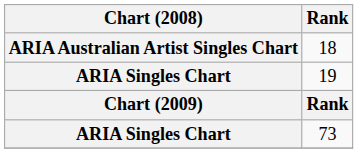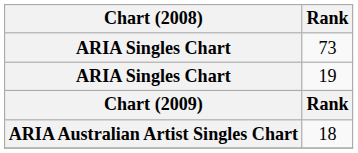rows swapped: (327, 133) <-> (327, 47)
